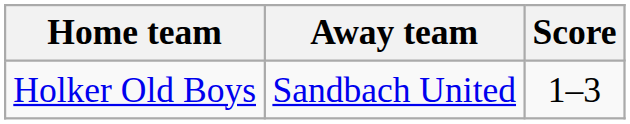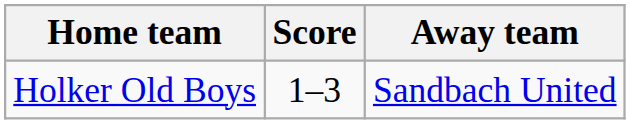columns swapped: (574, 32) <-> (394, 32)
